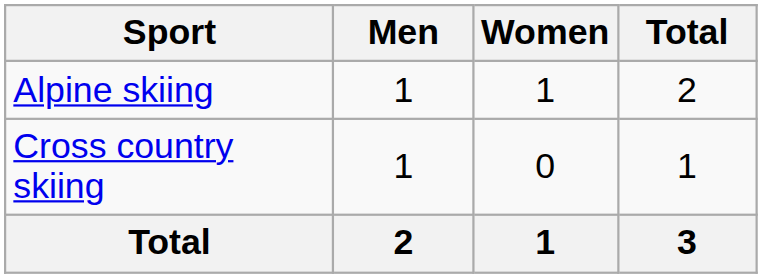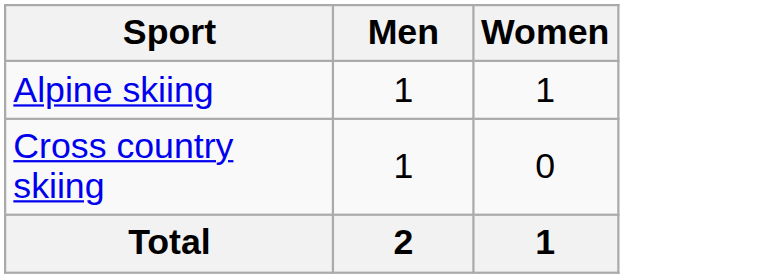- column: (687, 32)
